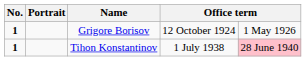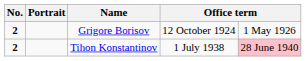(15, 30) 1 -> (15, 30) 2
(15, 47) 1 -> (15, 47) 2
